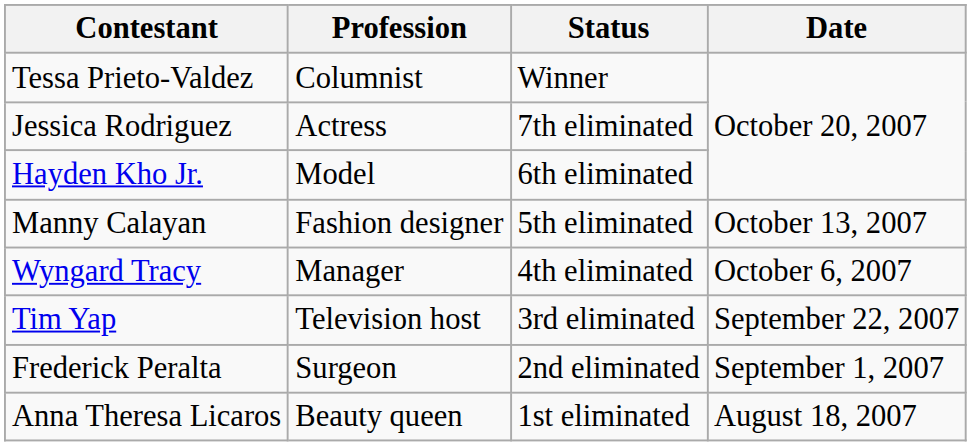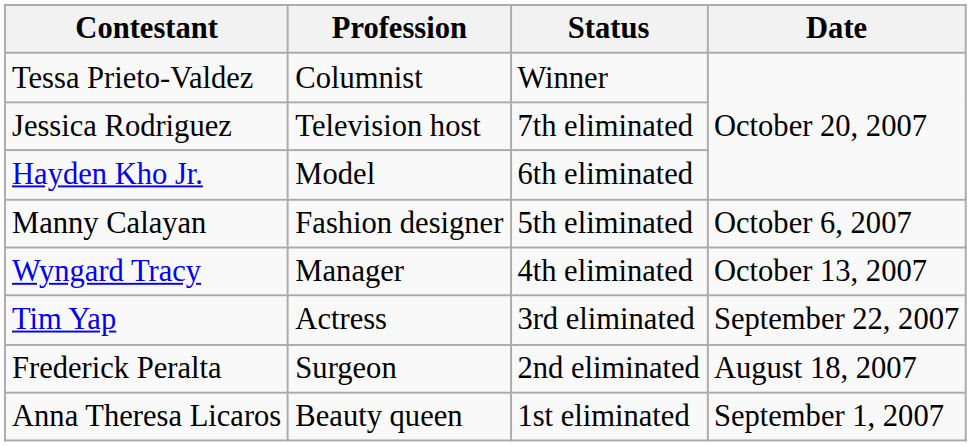(341, 125) Actress -> (388, 125) Television host
(820, 222) October 13, 2007 -> (813, 222) October 6, 2007
(813, 271) October 6, 2007 -> (820, 271) October 13, 2007
(388, 319) Television host -> (341, 319) Actress
(829, 367) September 1, 2007 -> (815, 367) August 18, 2007
(815, 416) August 18, 2007 -> (829, 416) September 1, 2007
